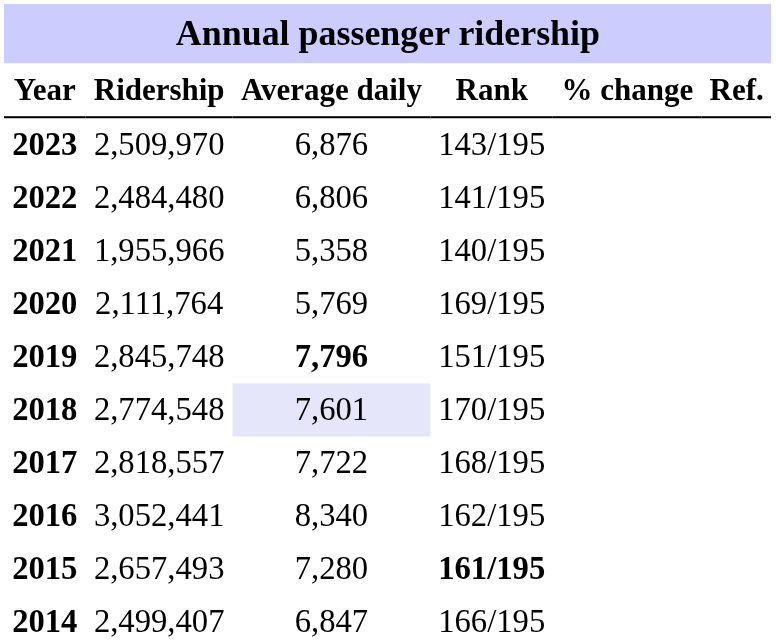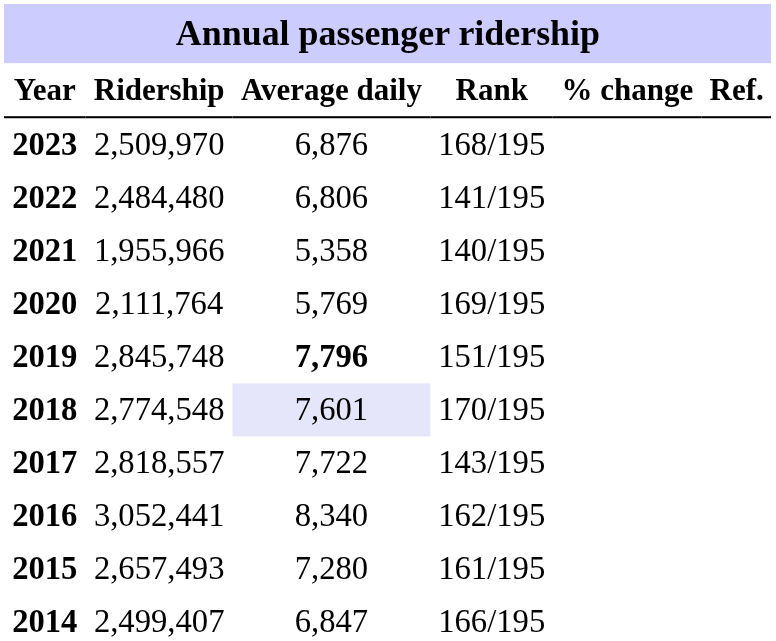(492, 144) 143/195 -> (492, 144) 168/195
(492, 462) 168/195 -> (492, 462) 143/195
(492, 568) bold -> (492, 568) normal
